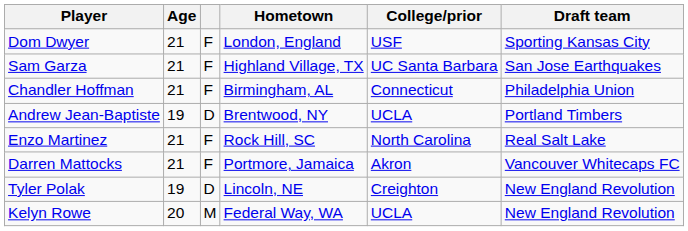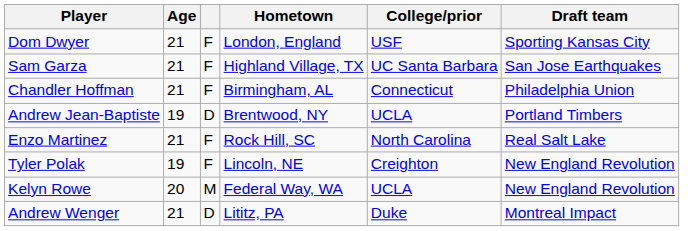- row: (65, 164)
(209, 189) D -> (208, 164) F
+ row: (64, 213)
